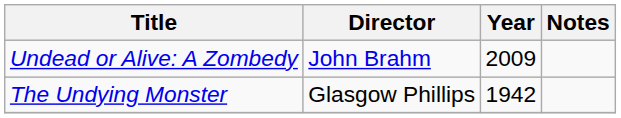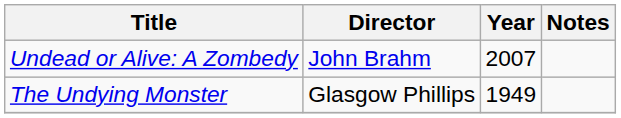(511, 58) 2009 -> (511, 58) 2007
(511, 94) 1942 -> (511, 94) 1949
